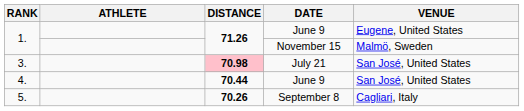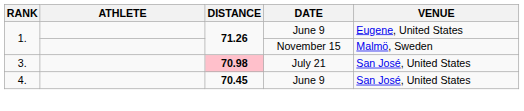(234, 81) 70.44 -> (234, 81) 70.45
- row: (22, 97)
